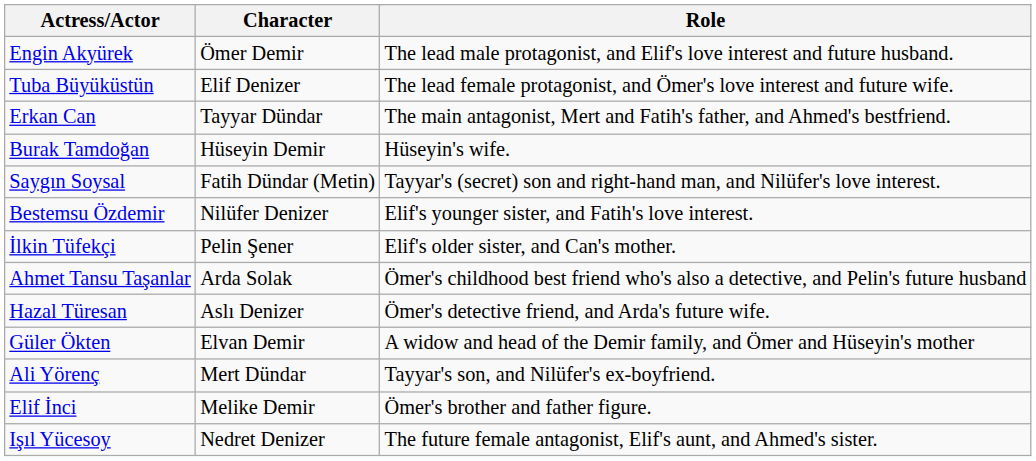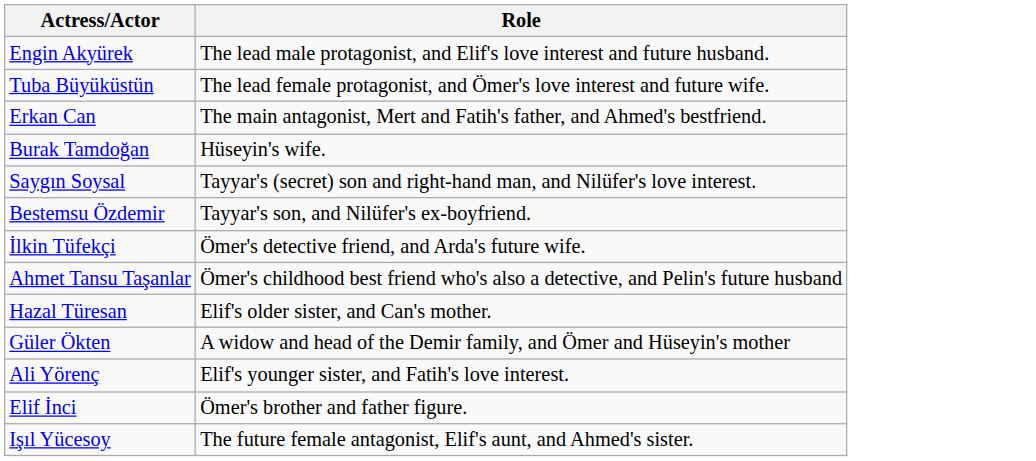- column: (288, 20)
(569, 213) Elif's younger sister, and Fatih's love interest. -> (366, 213) Tayyar's son, and Nilüfer's ex-boyfriend.
(530, 246) Elif's older sister, and Can's mother. -> (393, 246) Ömer's detective friend, and Arda's future wife.
(577, 310) Ömer's detective friend, and Arda's future wife. -> (346, 310) Elif's older sister, and Can's mother.
(550, 375) Tayyar's son, and Nilüfer's ex-boyfriend. -> (385, 375) Elif's younger sister, and Fatih's love interest.
